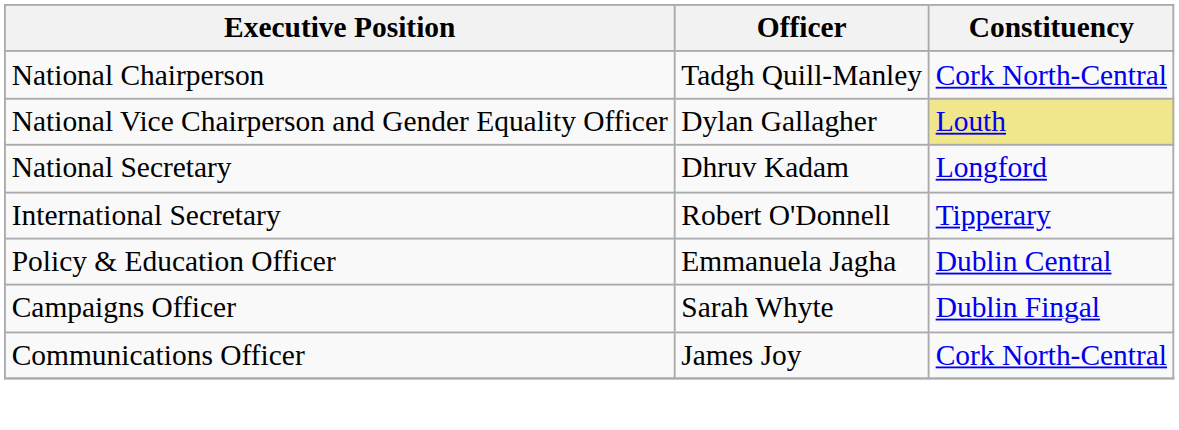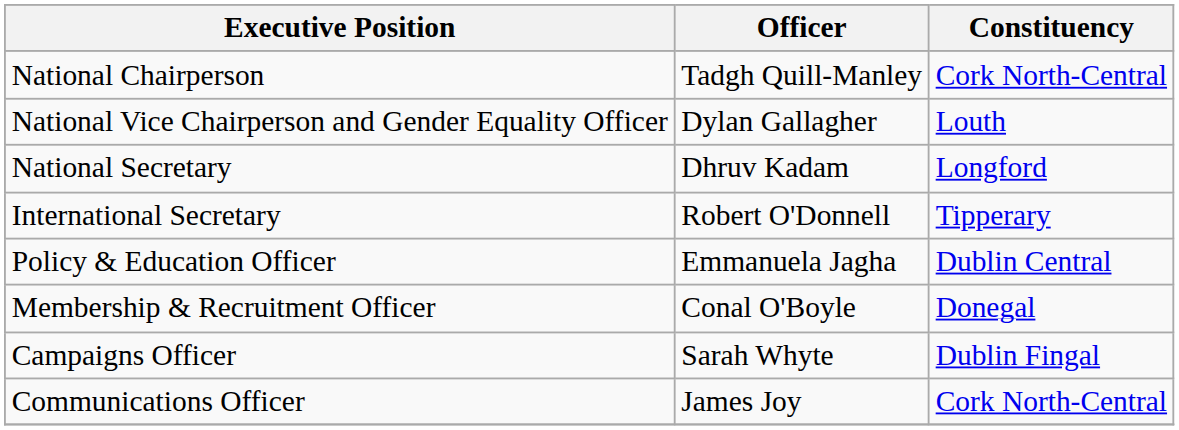(971, 121) khaki background -> (971, 121) no background
+ row: (224, 307)
